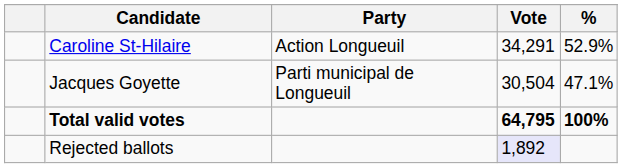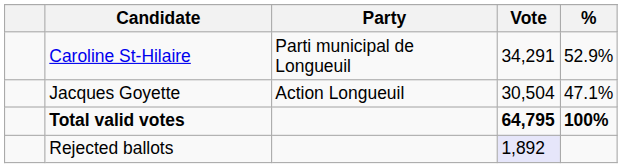(340, 45) Action Longueuil -> (345, 55) Parti municipal de Longueuil
(345, 83) Parti municipal de Longueuil -> (340, 93) Action Longueuil
